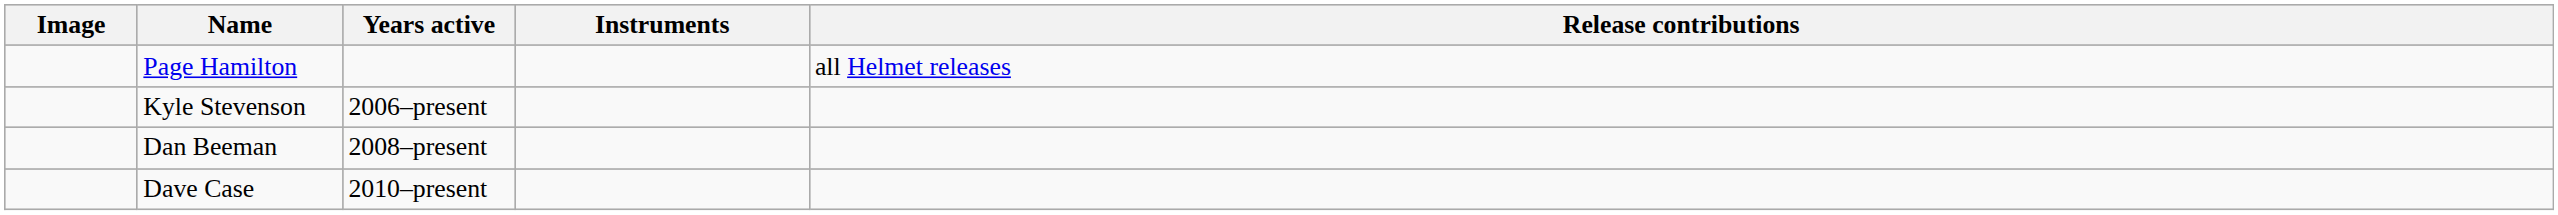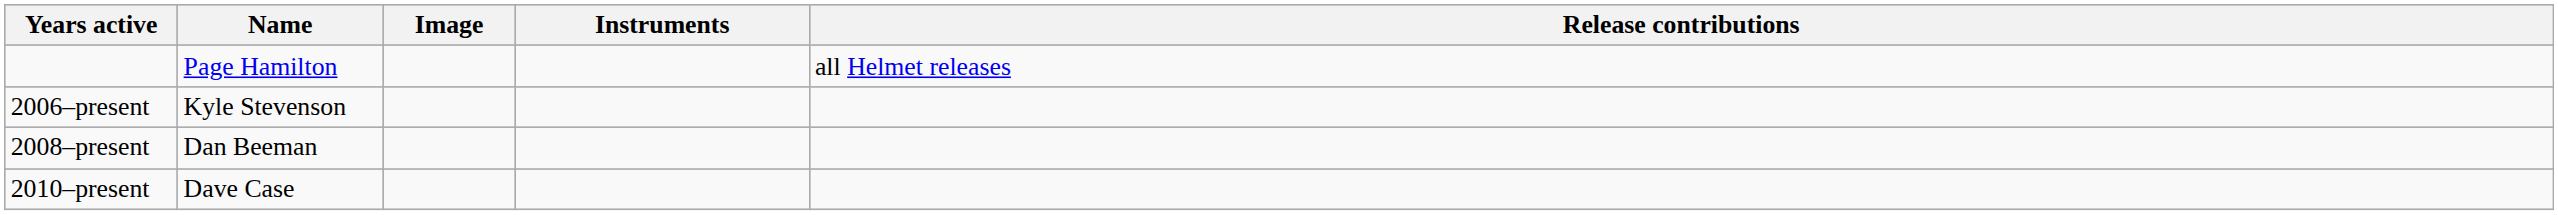columns swapped: (71, 24) <-> (429, 24)
